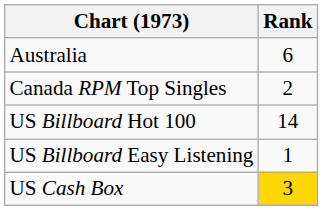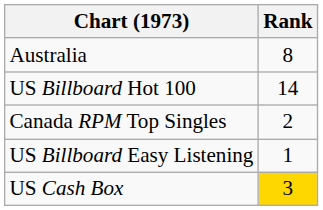(288, 54) 6 -> (288, 54) 8
rows swapped: (118, 88) <-> (103, 121)
